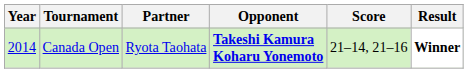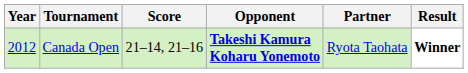columns swapped: (166, 16) <-> (369, 16)
(22, 48) 2014 -> (22, 48) 2012
